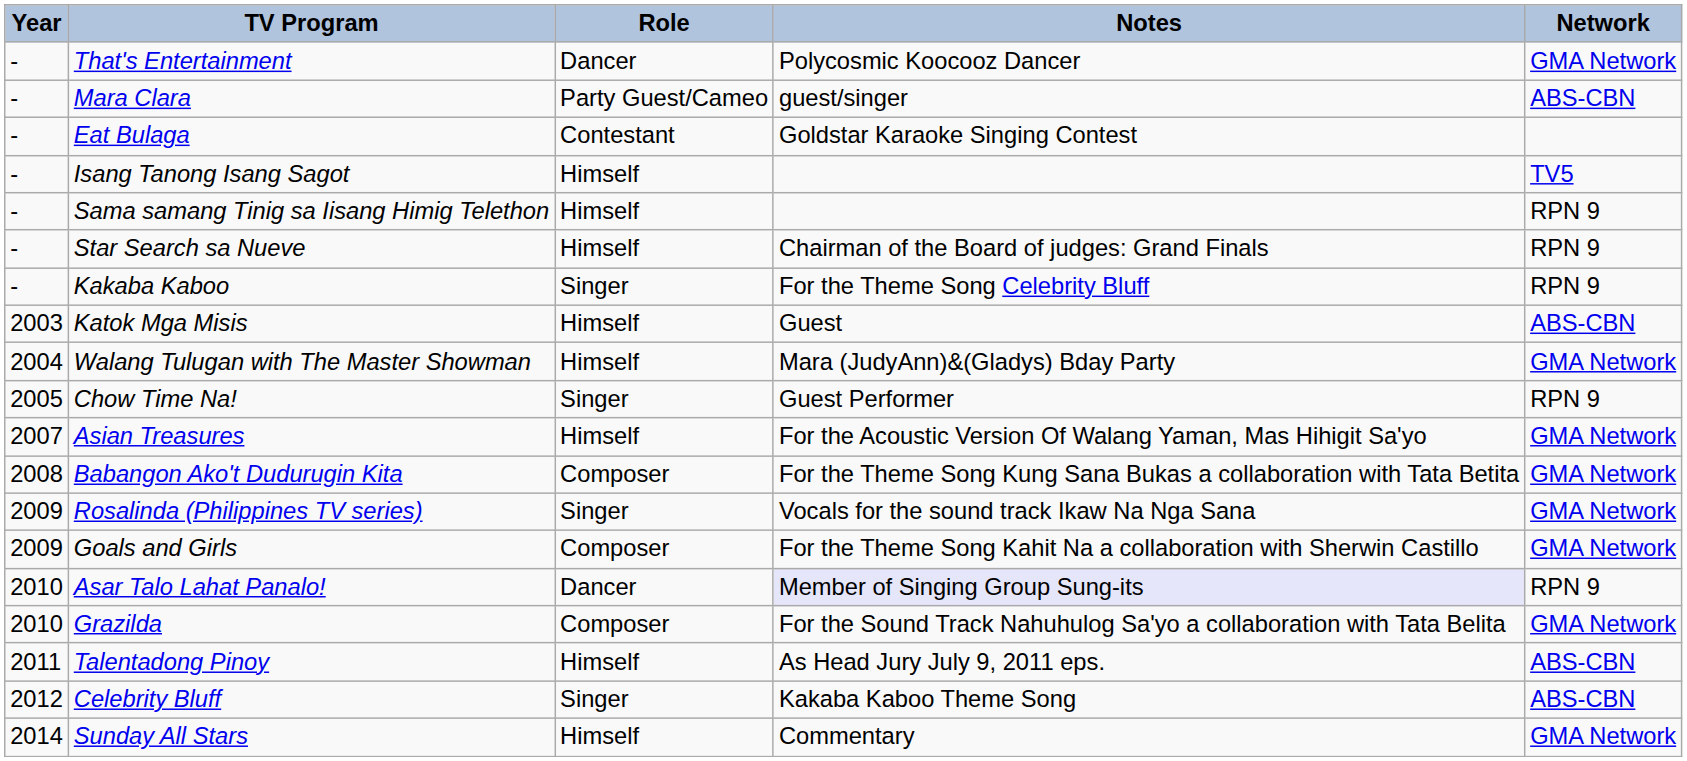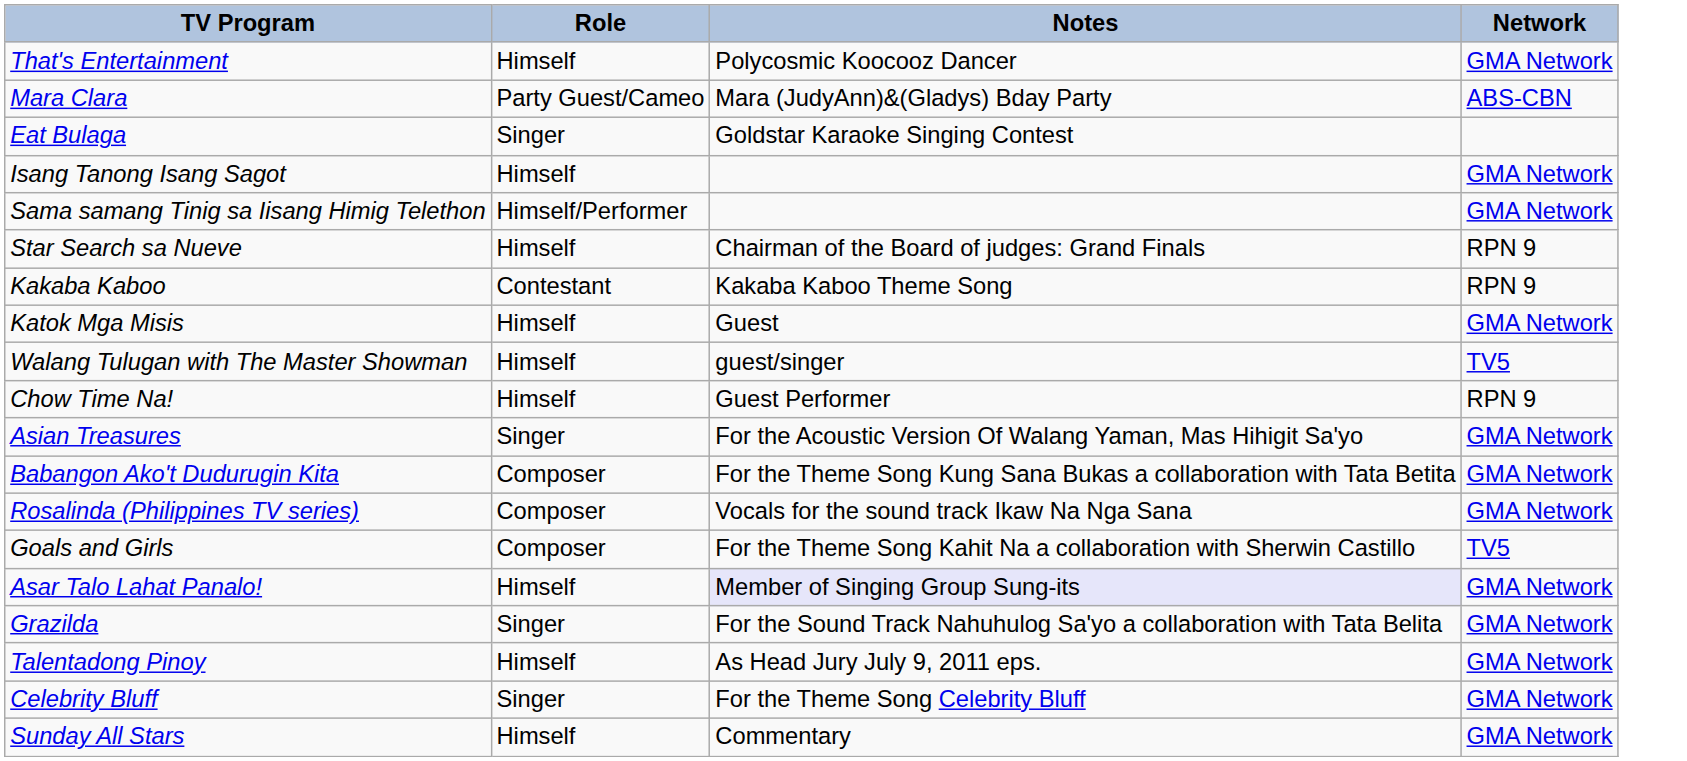- column: (37, 23)
(598, 60) Dancer -> (536, 60) Himself
(843, 98) guest/singer -> (913, 98) Mara (JudyAnn)&(Gladys) Bday Party
(617, 135) Contestant -> (531, 135) Singer
(1552, 173) TV5 -> (1540, 173) GMA Network
(600, 211) Himself -> (592, 211) Himself/Performer
(1565, 211) RPN 9 -> (1540, 211) GMA Network
(594, 286) Singer -> (554, 286) Contestant
(964, 286) For the Theme Song Celebrity Bluff -> (864, 286) Kakaba Kaboo Theme Song
(1583, 323) ABS-CBN -> (1540, 323) GMA Network
(977, 361) Mara (JudyAnn)&(Gladys) Bday Party -> (780, 361) guest/singer
(1603, 361) GMA Network -> (1488, 361) TV5
(594, 398) Singer -> (536, 398) Himself
(600, 436) Himself -> (531, 436) Singer
(594, 511) Singer -> (551, 511) Composer
(1603, 549) GMA Network -> (1488, 549) TV5
(598, 586) Dancer -> (536, 586) Himself
(1565, 586) RPN 9 -> (1540, 586) GMA Network
(615, 624) Composer -> (531, 624) Singer
(1583, 661) ABS-CBN -> (1540, 661) GMA Network
(928, 699) Kakaba Kaboo Theme Song -> (901, 699) For the Theme Song Celebrity Bluff
(1583, 699) ABS-CBN -> (1540, 699) GMA Network
